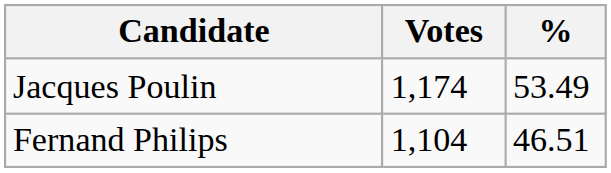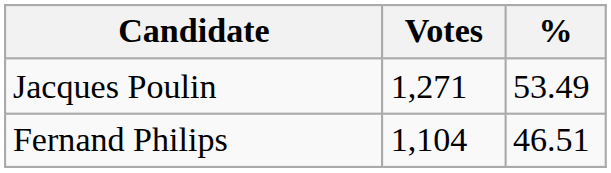(429, 85) 1,174 -> (429, 85) 1,271
